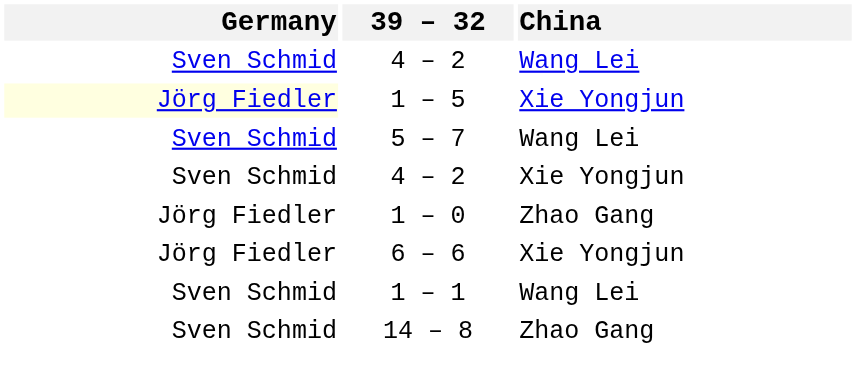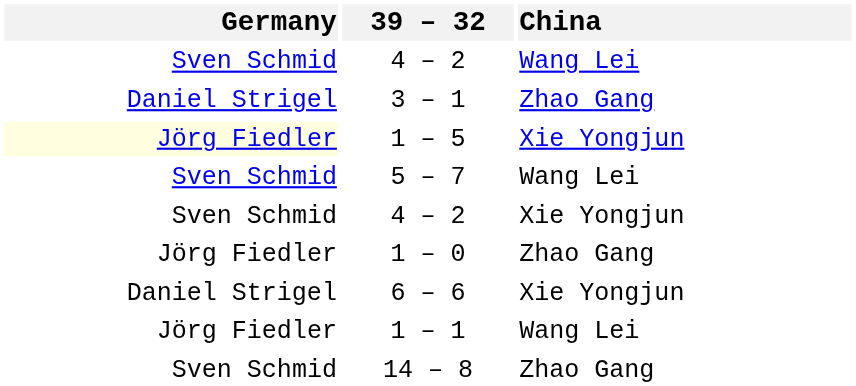+ row: (428, 101)
(247, 255) Jörg Fiedler -> (232, 293) Daniel Strigel
(254, 293) Sven Schmid -> (247, 332) Jörg Fiedler
